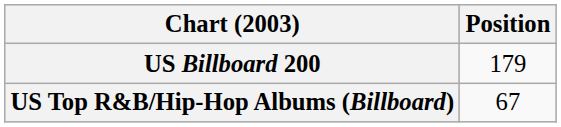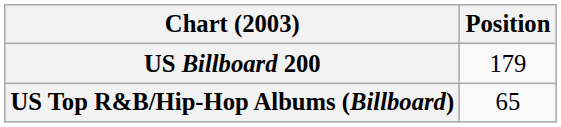(508, 102) 67 -> (508, 102) 65
